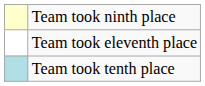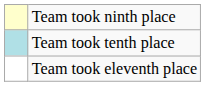rows swapped: (103, 68) <-> (115, 42)
